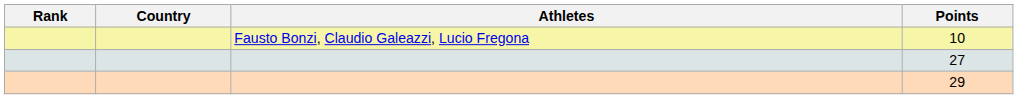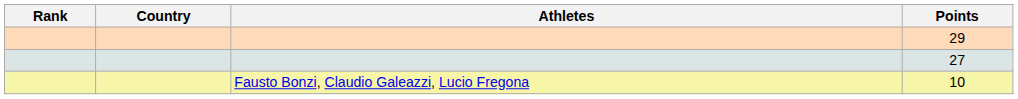rows swapped: (957, 38) <-> (957, 83)
